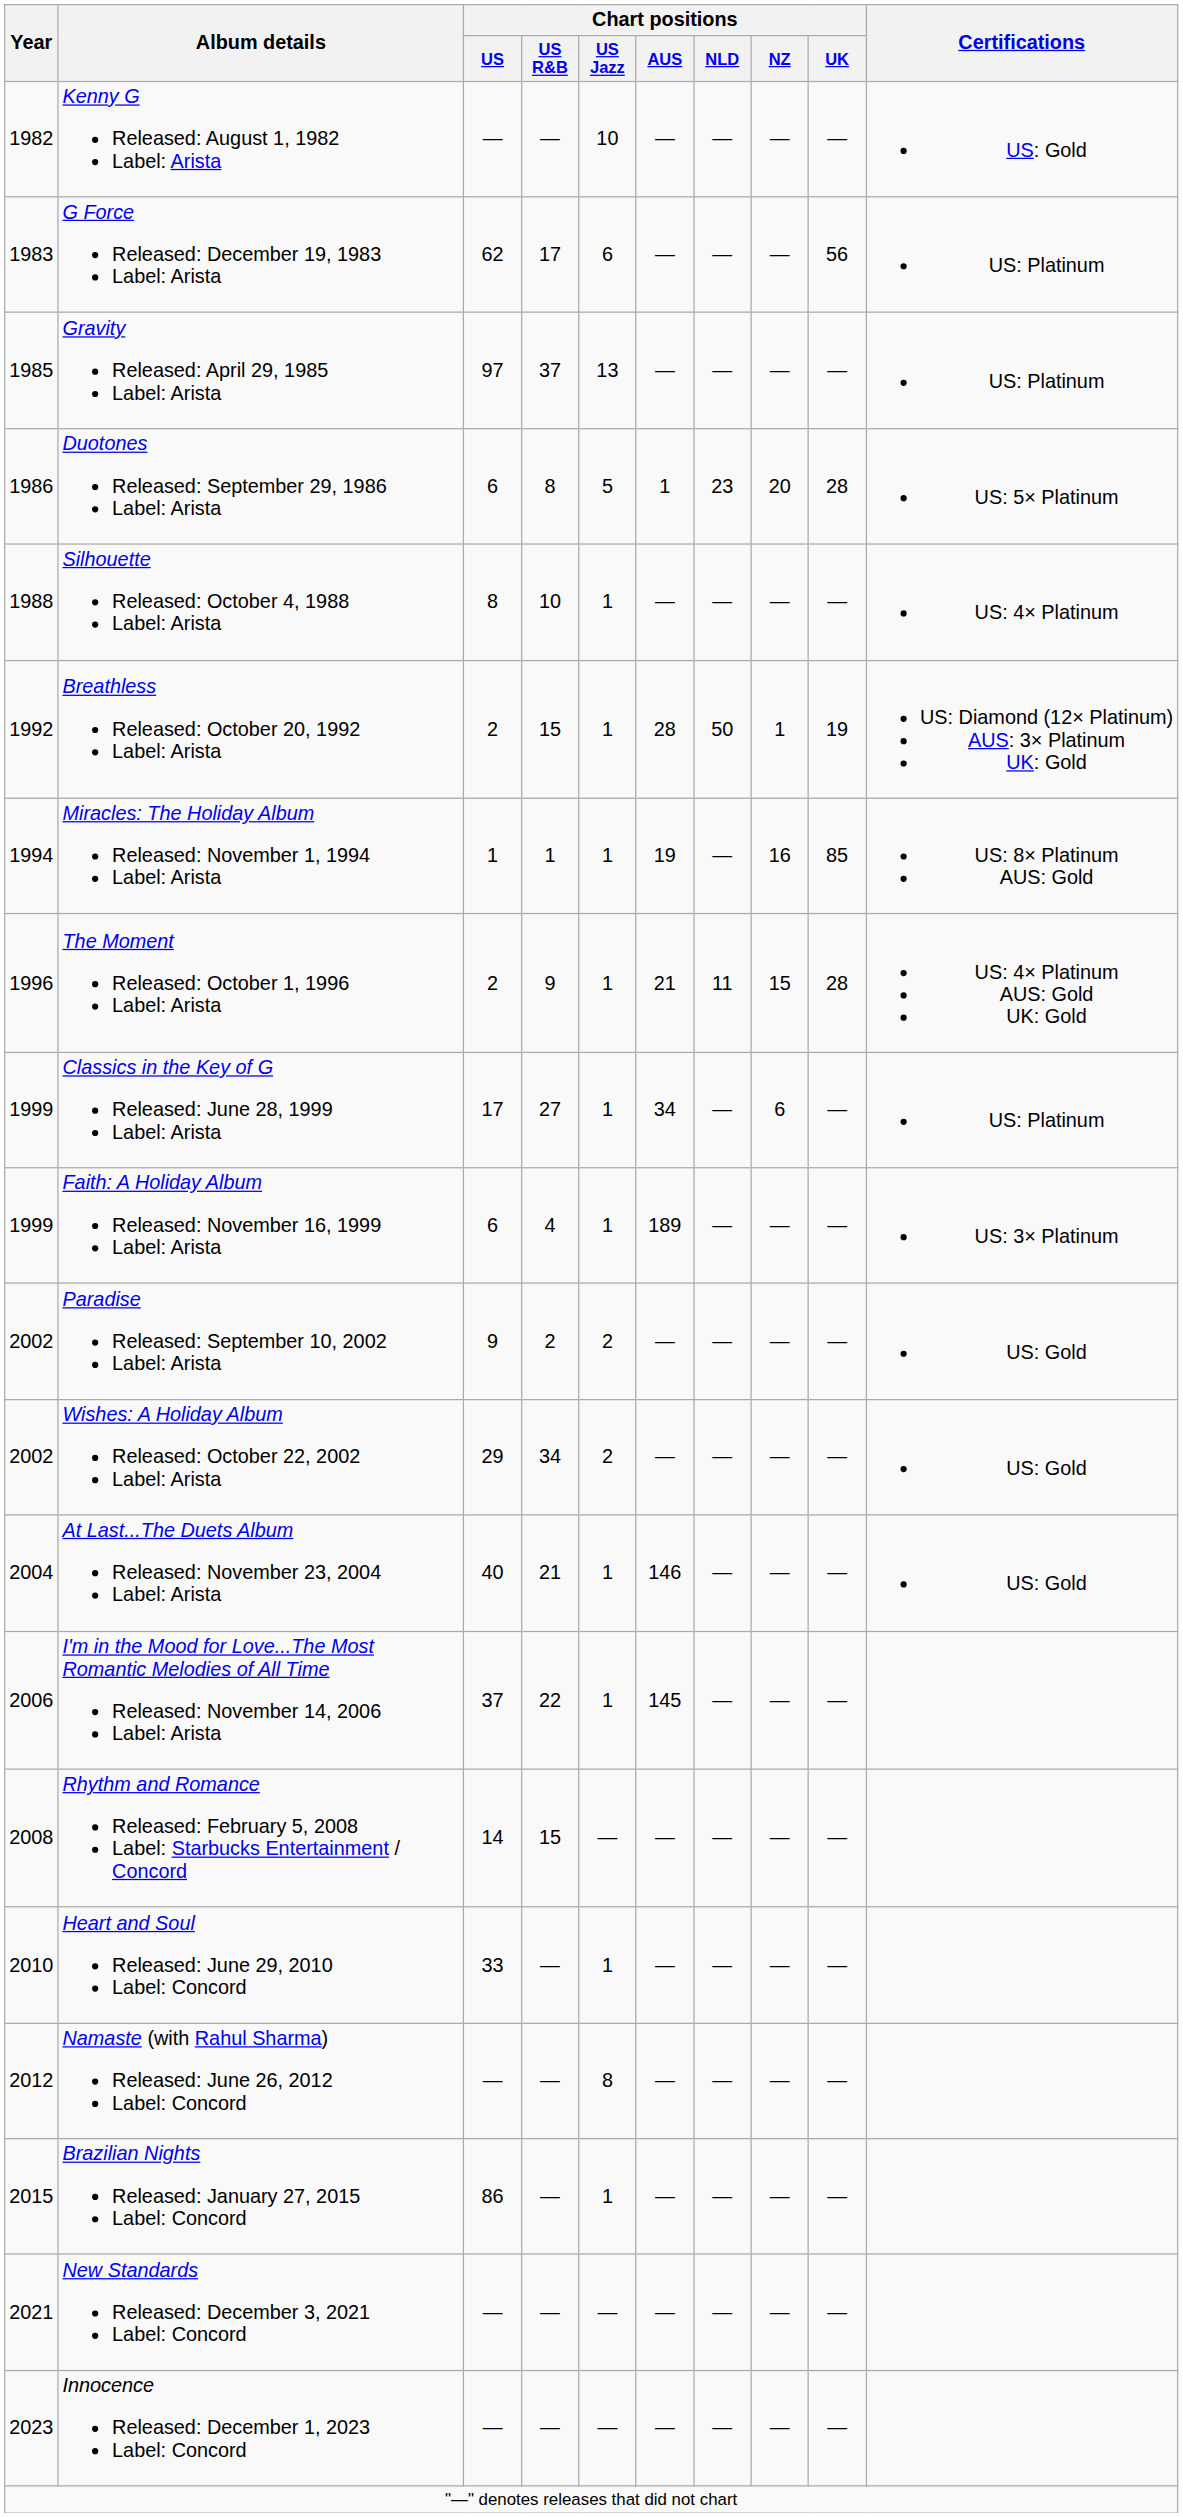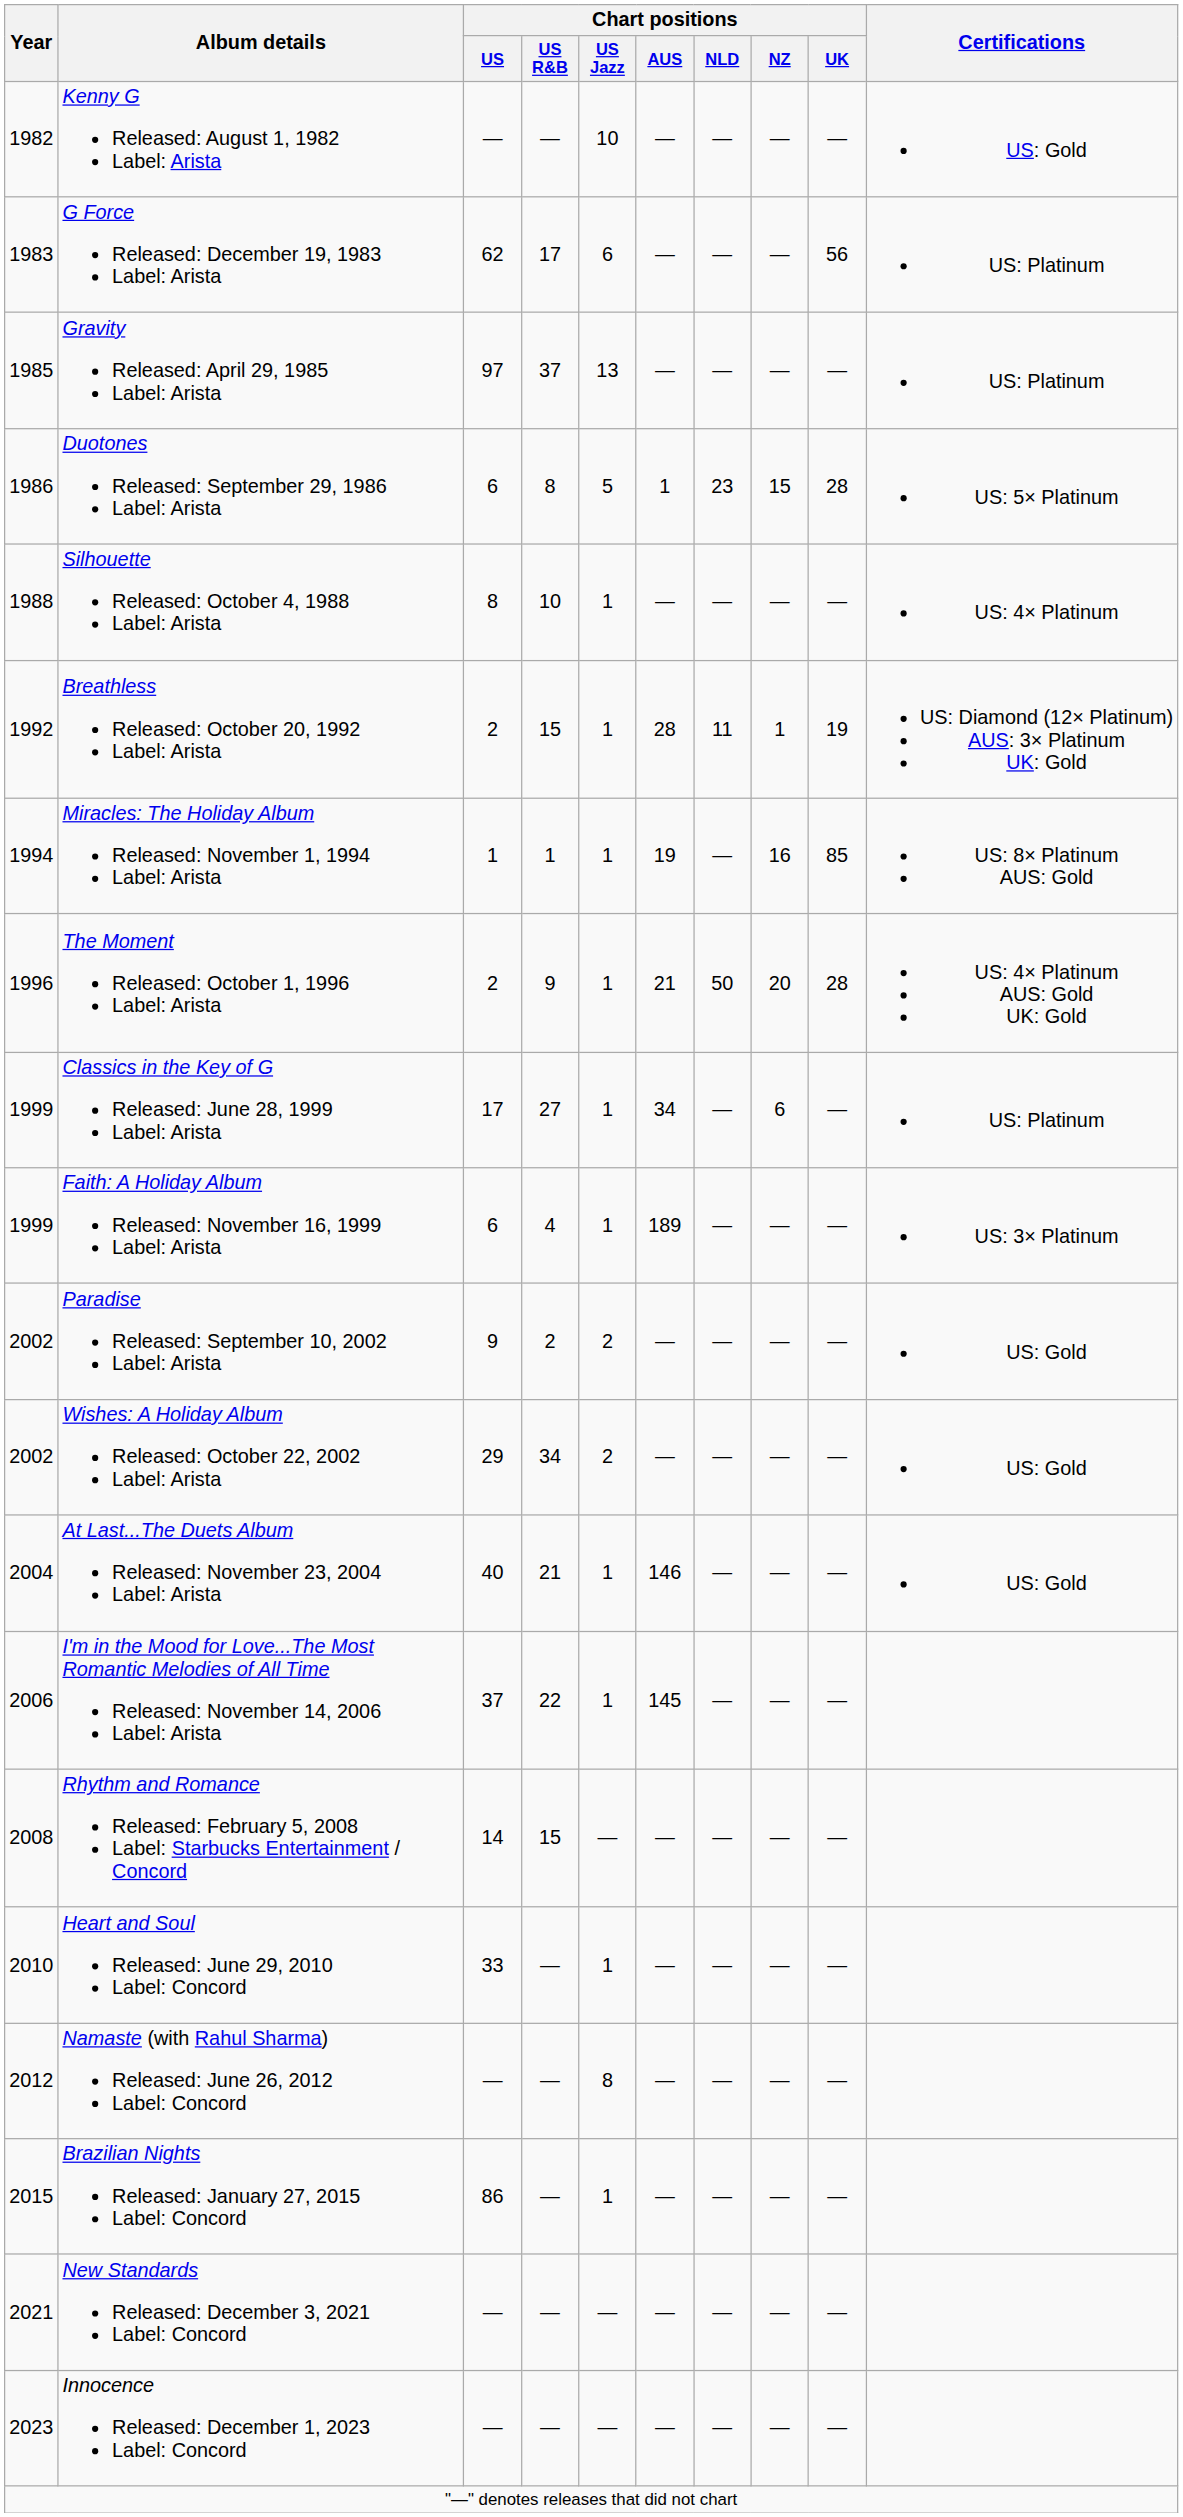(780, 486) 20 -> (780, 486) 15
(722, 728) 50 -> (722, 728) 11
(722, 982) 11 -> (722, 982) 50
(780, 982) 15 -> (780, 982) 20
